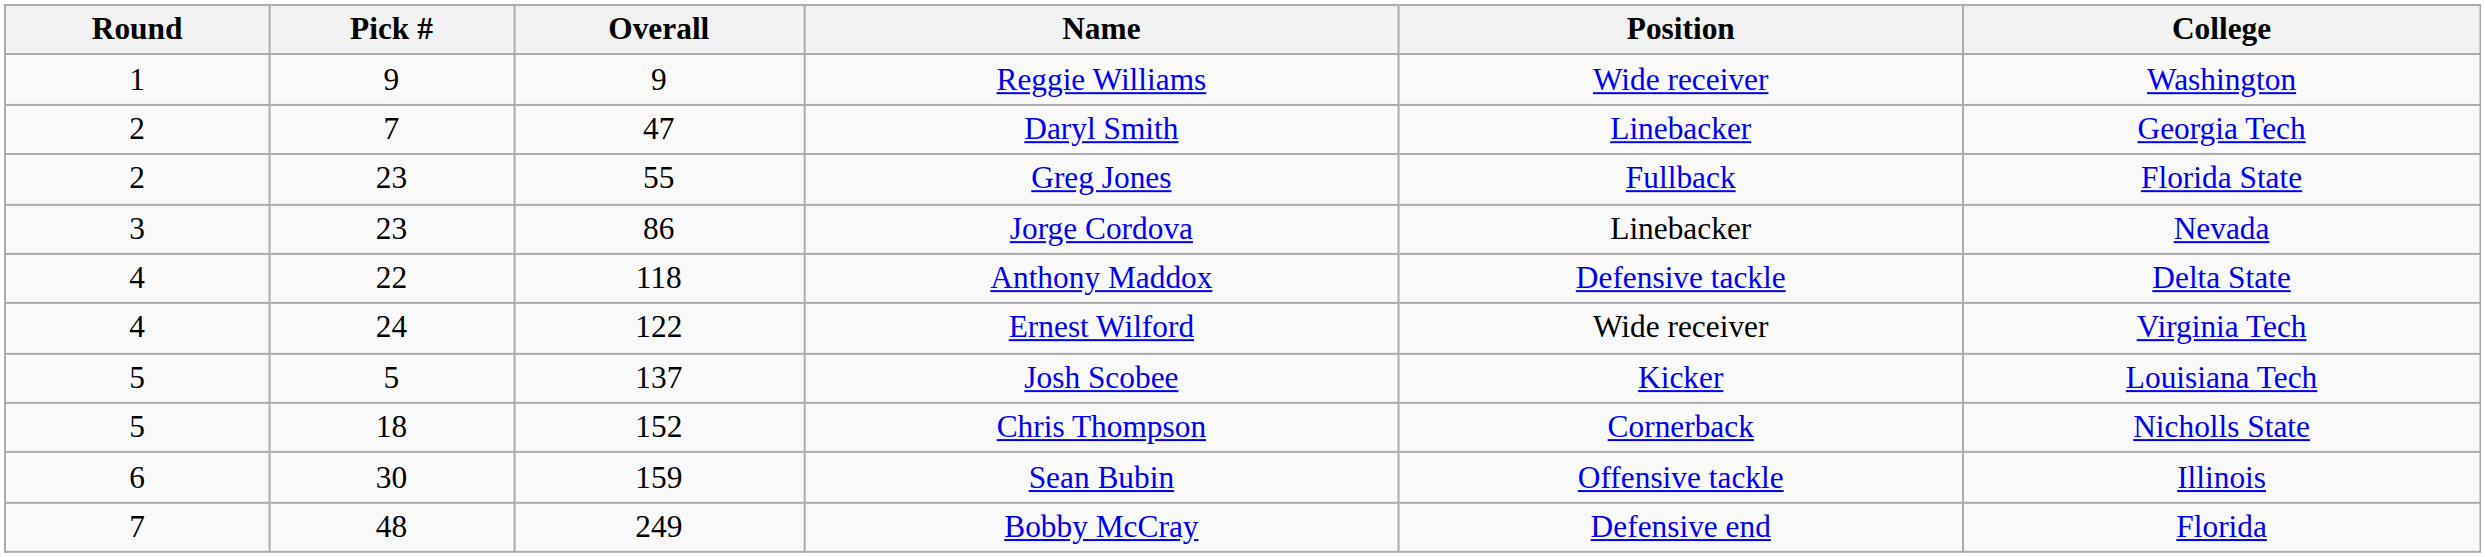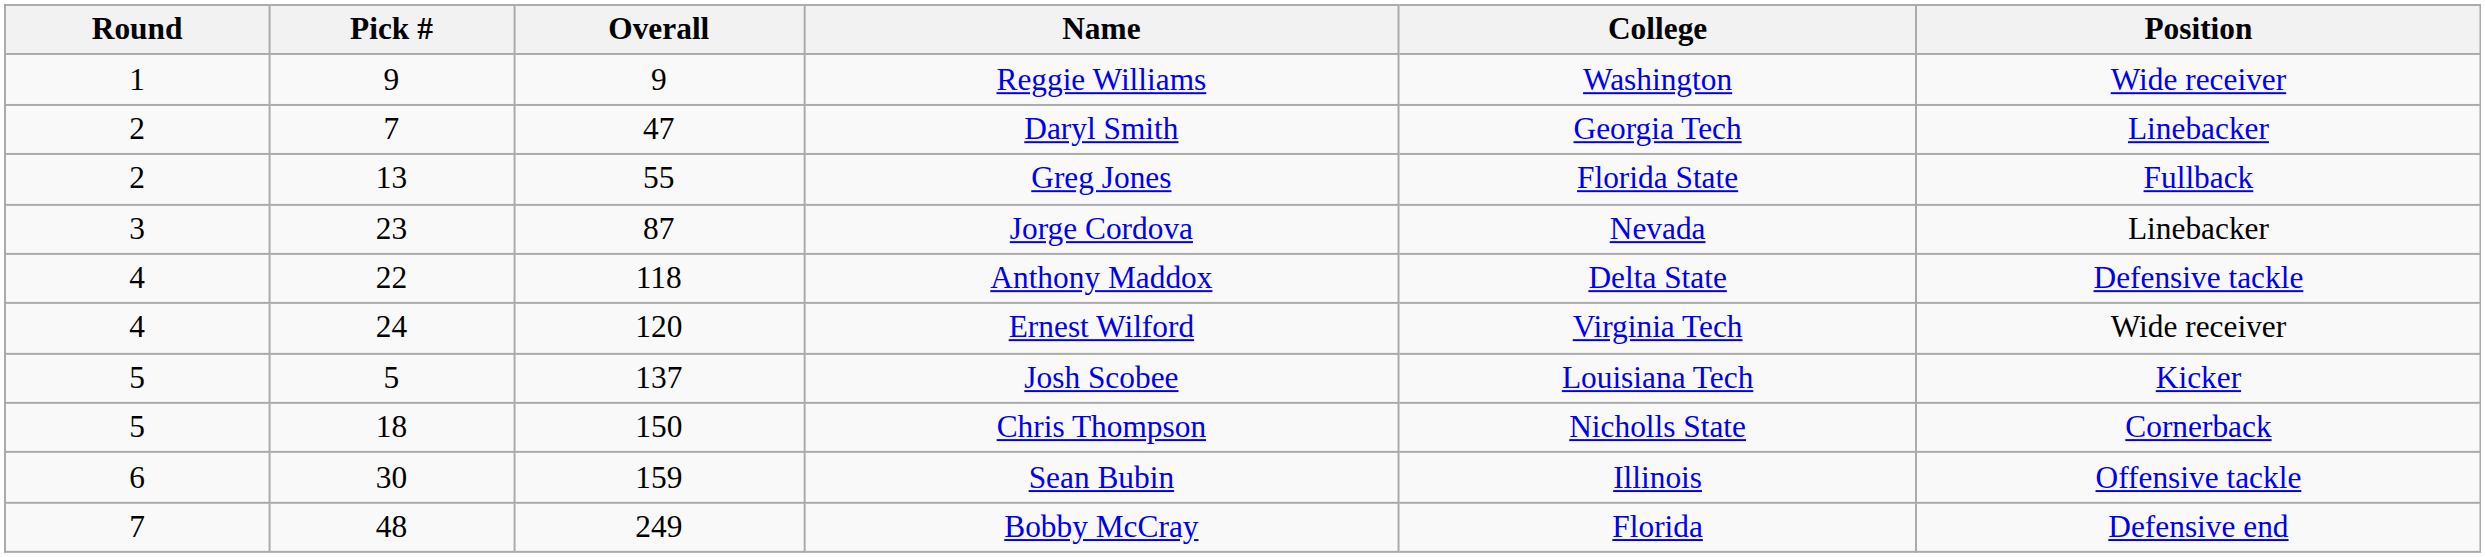columns swapped: (1681, 29) <-> (2222, 29)
(391, 178) 23 -> (391, 178) 13
(659, 228) 86 -> (659, 228) 87
(659, 327) 122 -> (659, 327) 120
(659, 427) 152 -> (659, 427) 150
